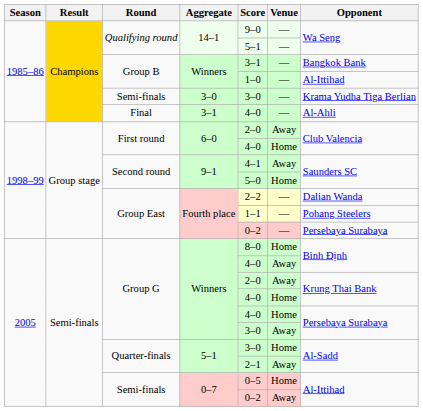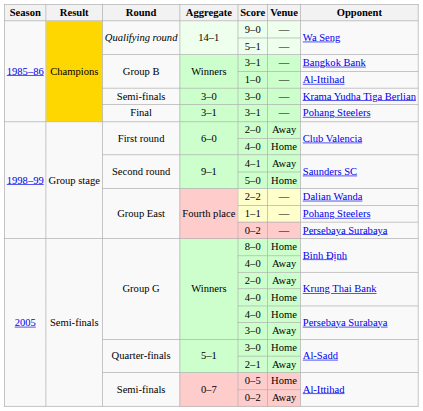(253, 113) 4–0 -> (253, 113) 3–1
(319, 113) Al-Ahli -> (337, 113) Pohang Steelers
